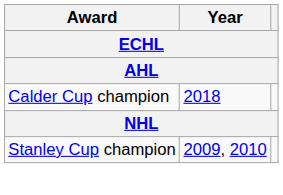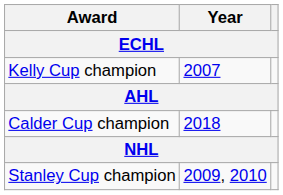+ row: (82, 70)
